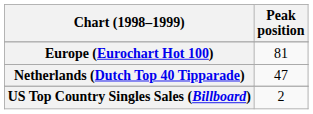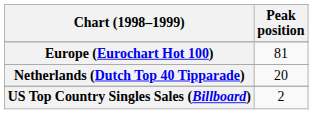(281, 75) 47 -> (281, 75) 20
